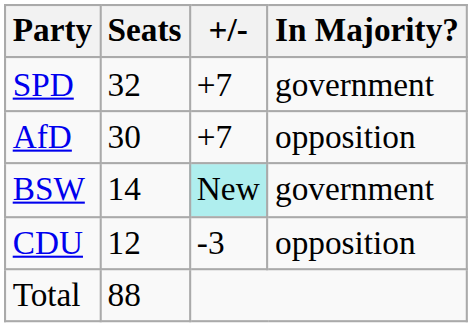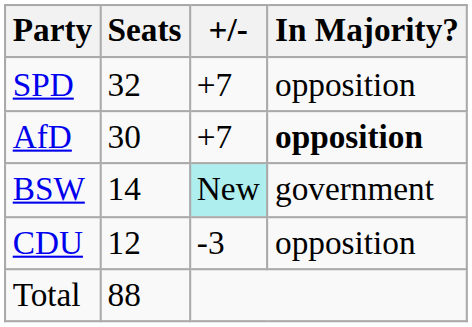(354, 83) government -> (345, 83) opposition
(345, 136) normal -> (349, 136) bold
